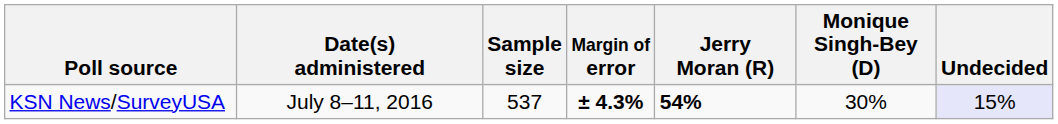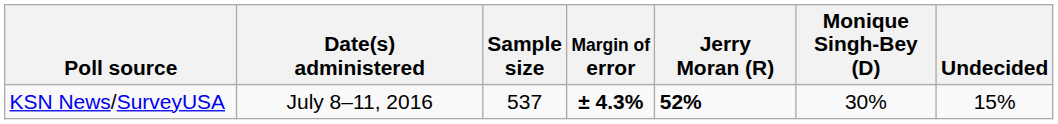(681, 101) 54% -> (681, 101) 52%
(995, 101) lavender background -> (995, 101) no background
